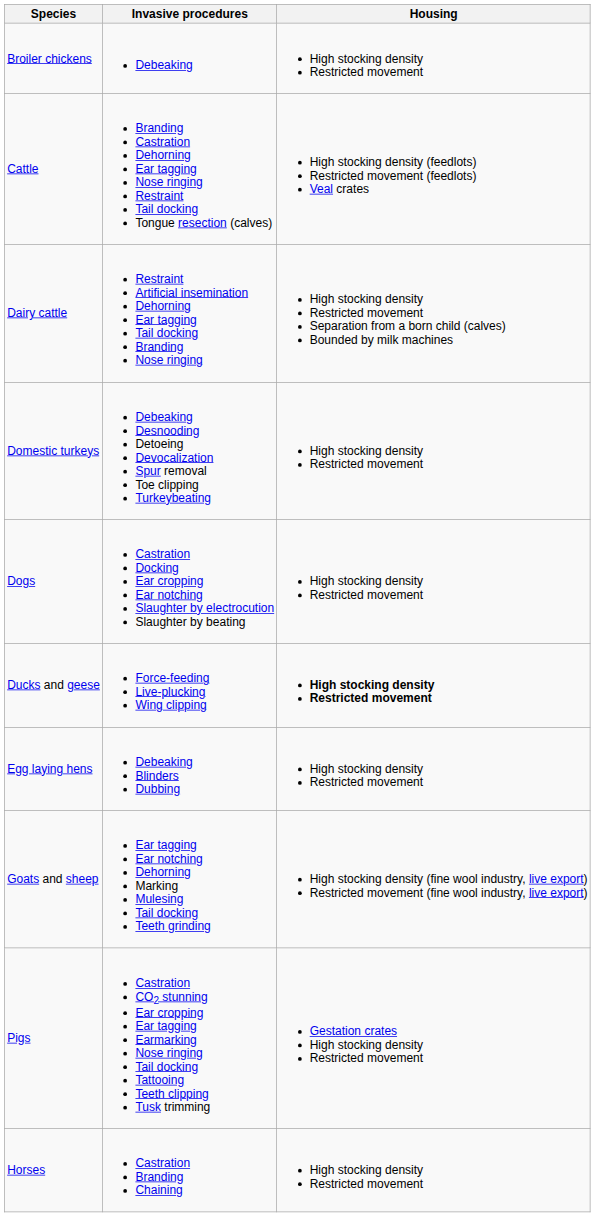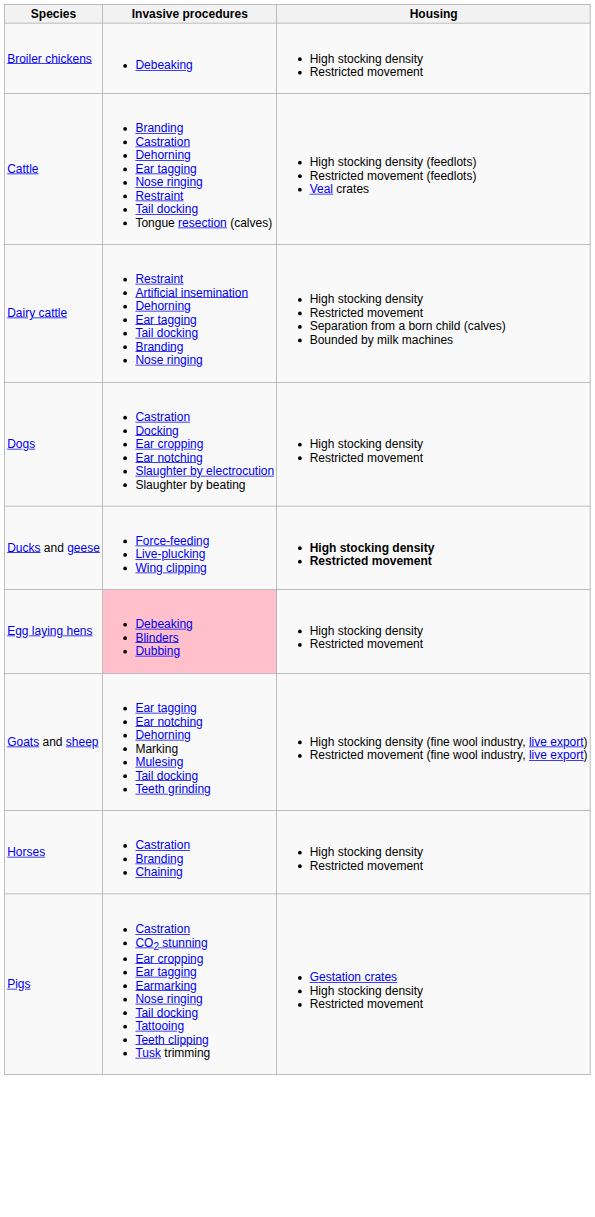- row: (53, 450)
(190, 776) no background -> (190, 638) pink background
rows swapped: (26, 1170) <-> (19, 1038)
